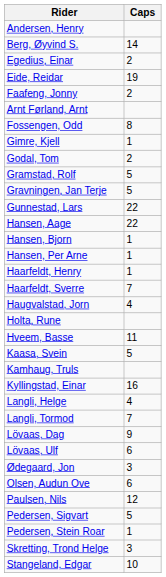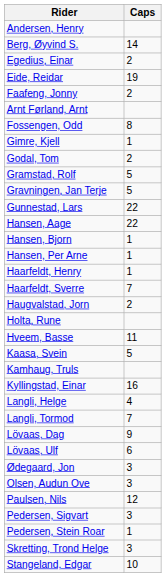(129, 304) 4 -> (129, 304) 2
(129, 483) 6 -> (129, 483) 3
(129, 516) 5 -> (129, 516) 3
